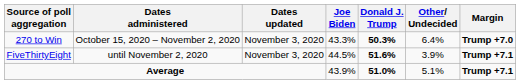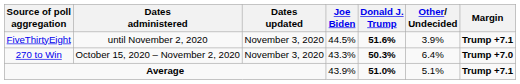rows swapped: (39, 40) <-> (39, 56)
